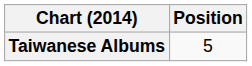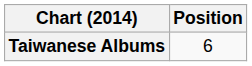(208, 46) 5 -> (208, 46) 6
